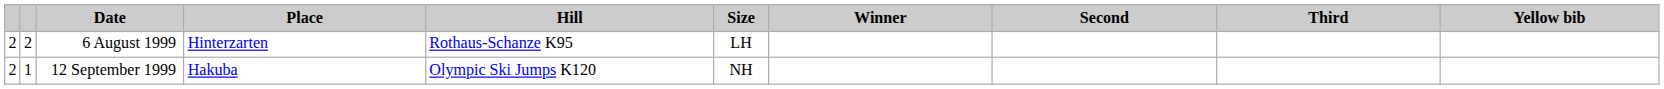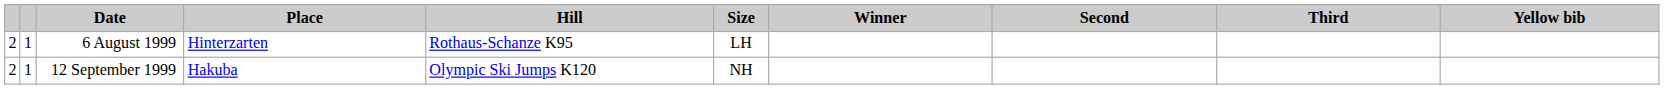(28, 43) 2 -> (28, 43) 1
